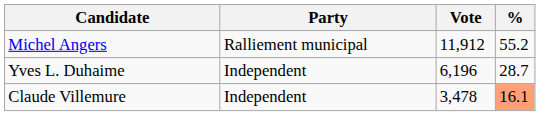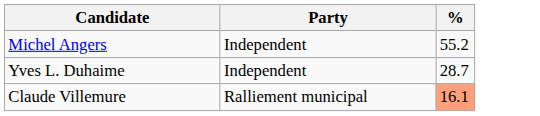- column: (466, 17)
(296, 44) Ralliement municipal -> (265, 44) Independent
(265, 96) Independent -> (296, 96) Ralliement municipal
